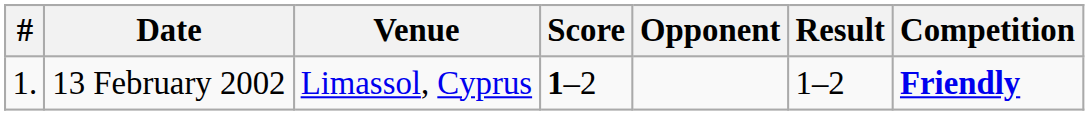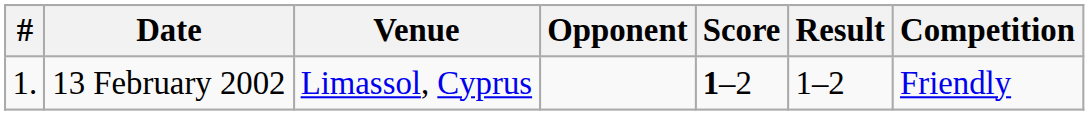columns swapped: (710, 30) <-> (586, 30)
(960, 82) bold -> (956, 82) normal
